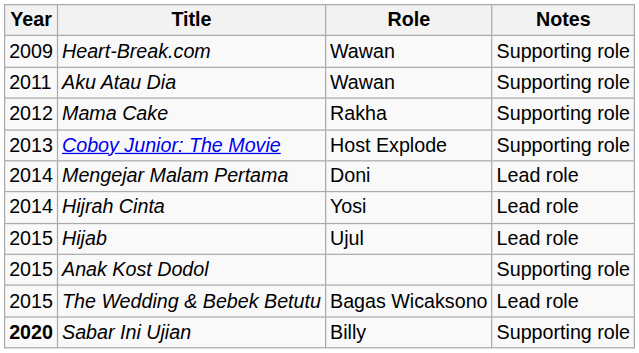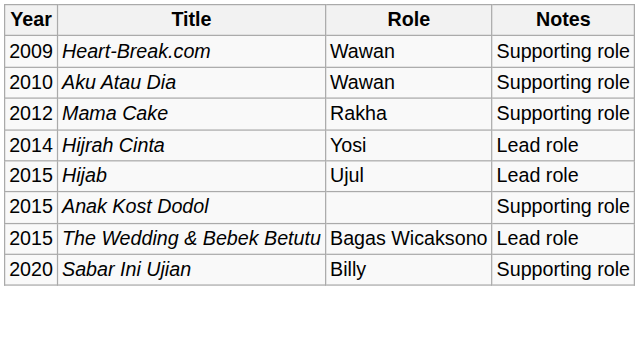(30, 82) 2011 -> (31, 82) 2010
- row: (171, 144)
- row: (175, 176)
(31, 332) bold -> (31, 269) normal
